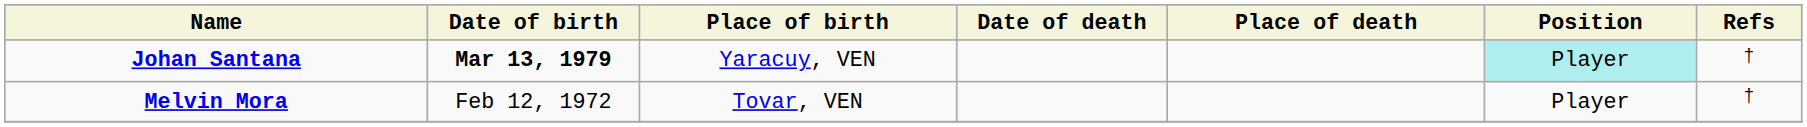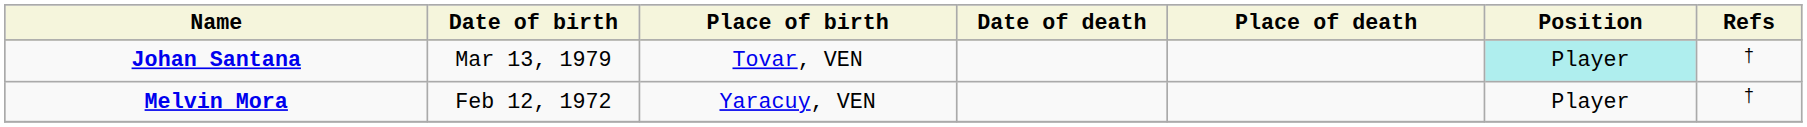(533, 61) bold -> (533, 61) normal
(798, 61) Yaracuy, VEN -> (798, 61) Tovar, VEN
(798, 102) Tovar, VEN -> (798, 102) Yaracuy, VEN
